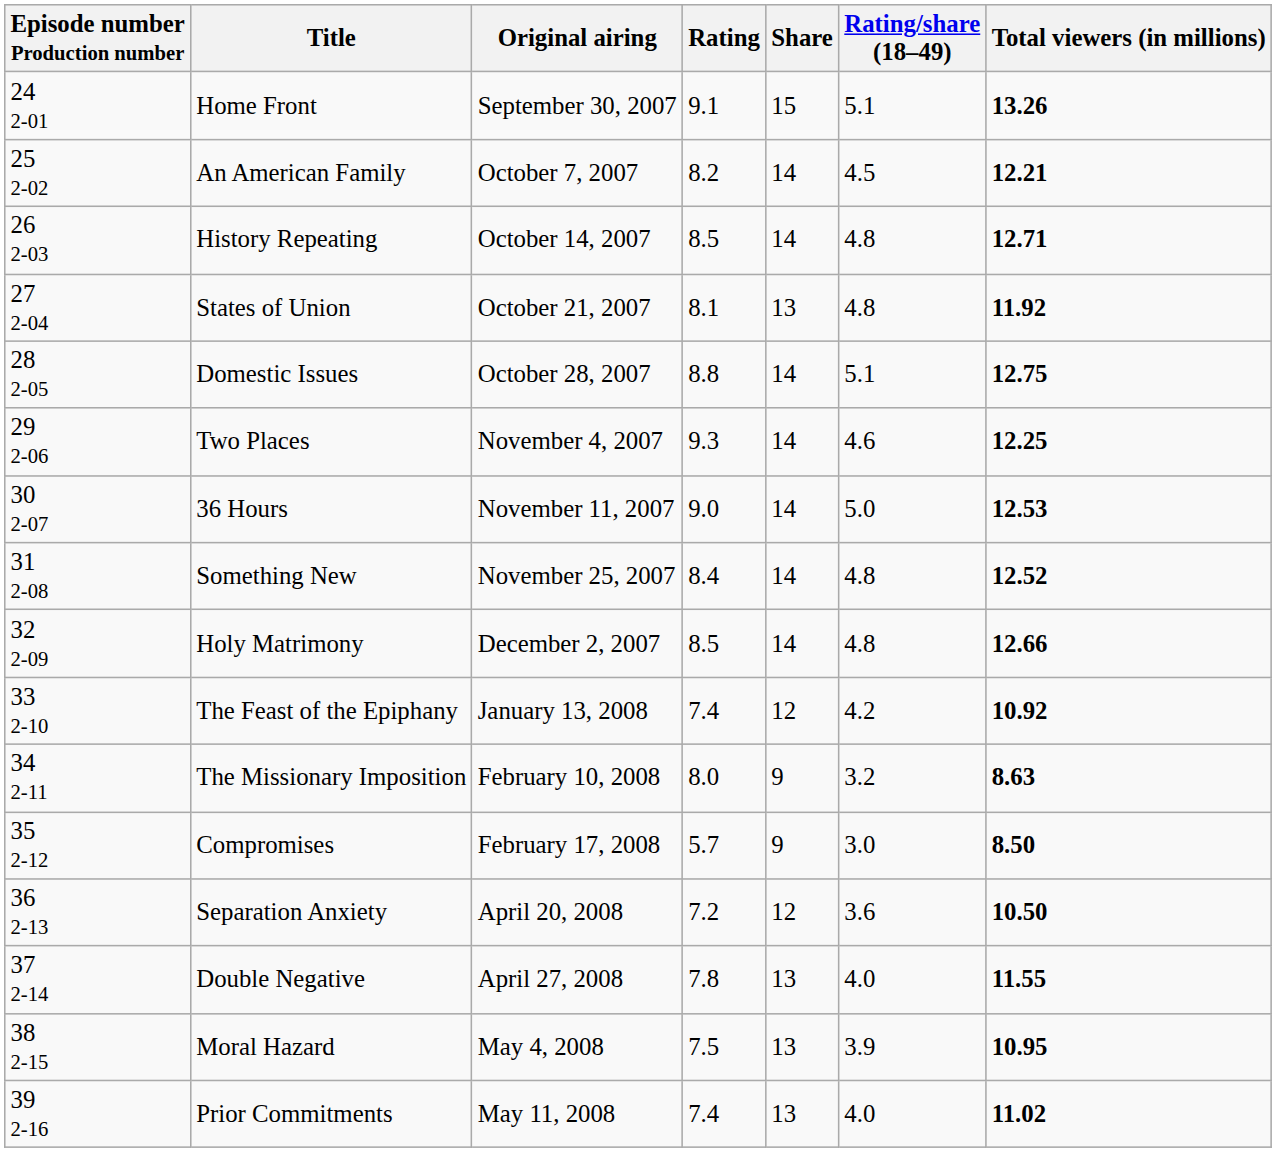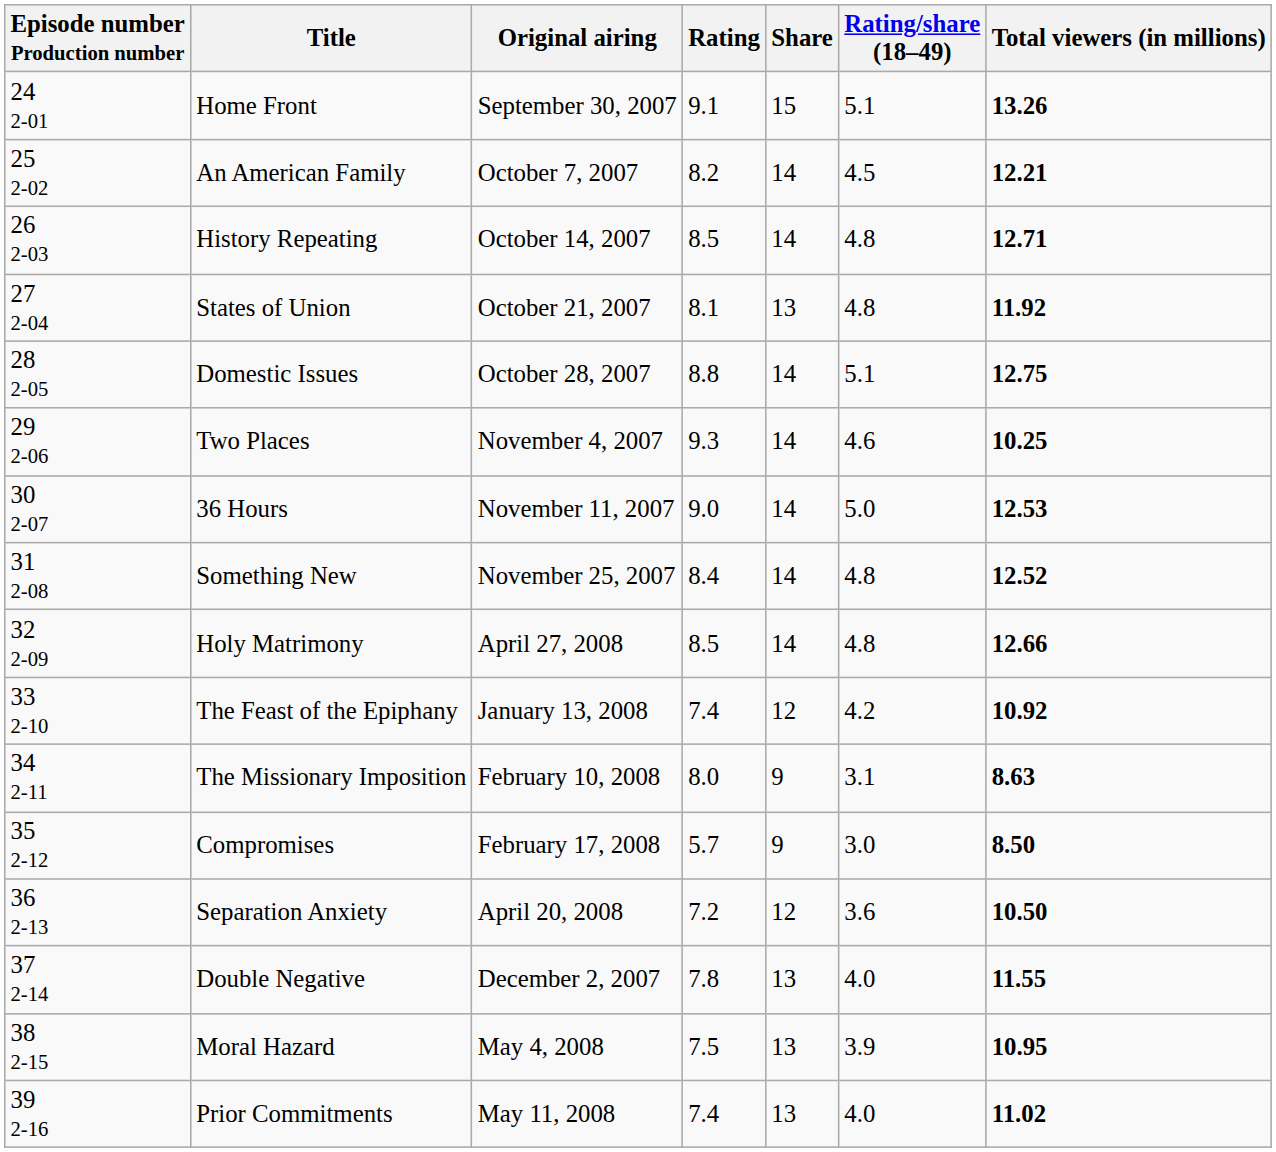(1020, 441) 12.25 -> (1020, 441) 10.25
(569, 643) December 2, 2007 -> (550, 643) April 27, 2008
(860, 777) 3.2 -> (860, 777) 3.1
(550, 979) April 27, 2008 -> (569, 979) December 2, 2007
